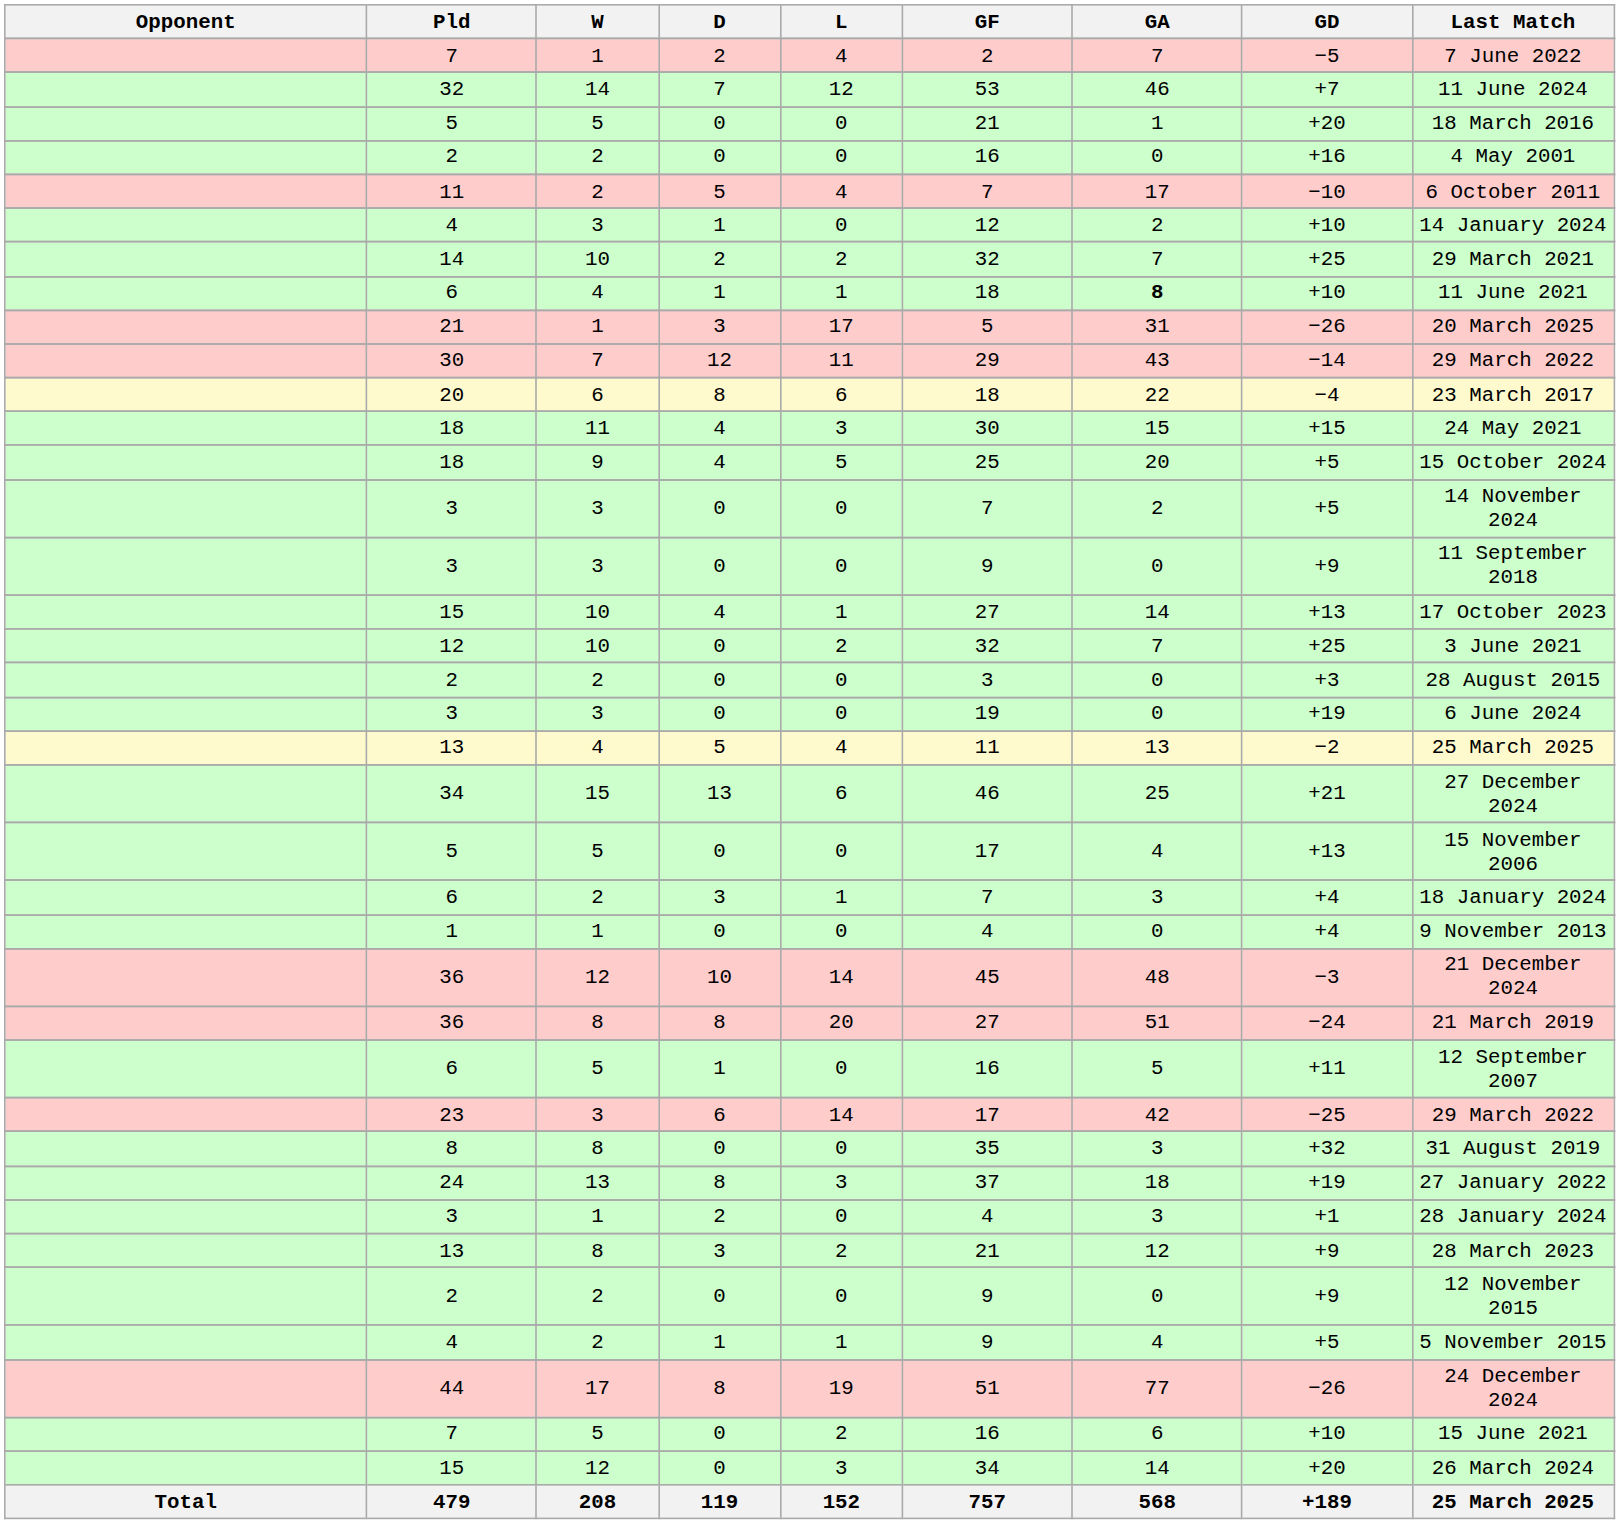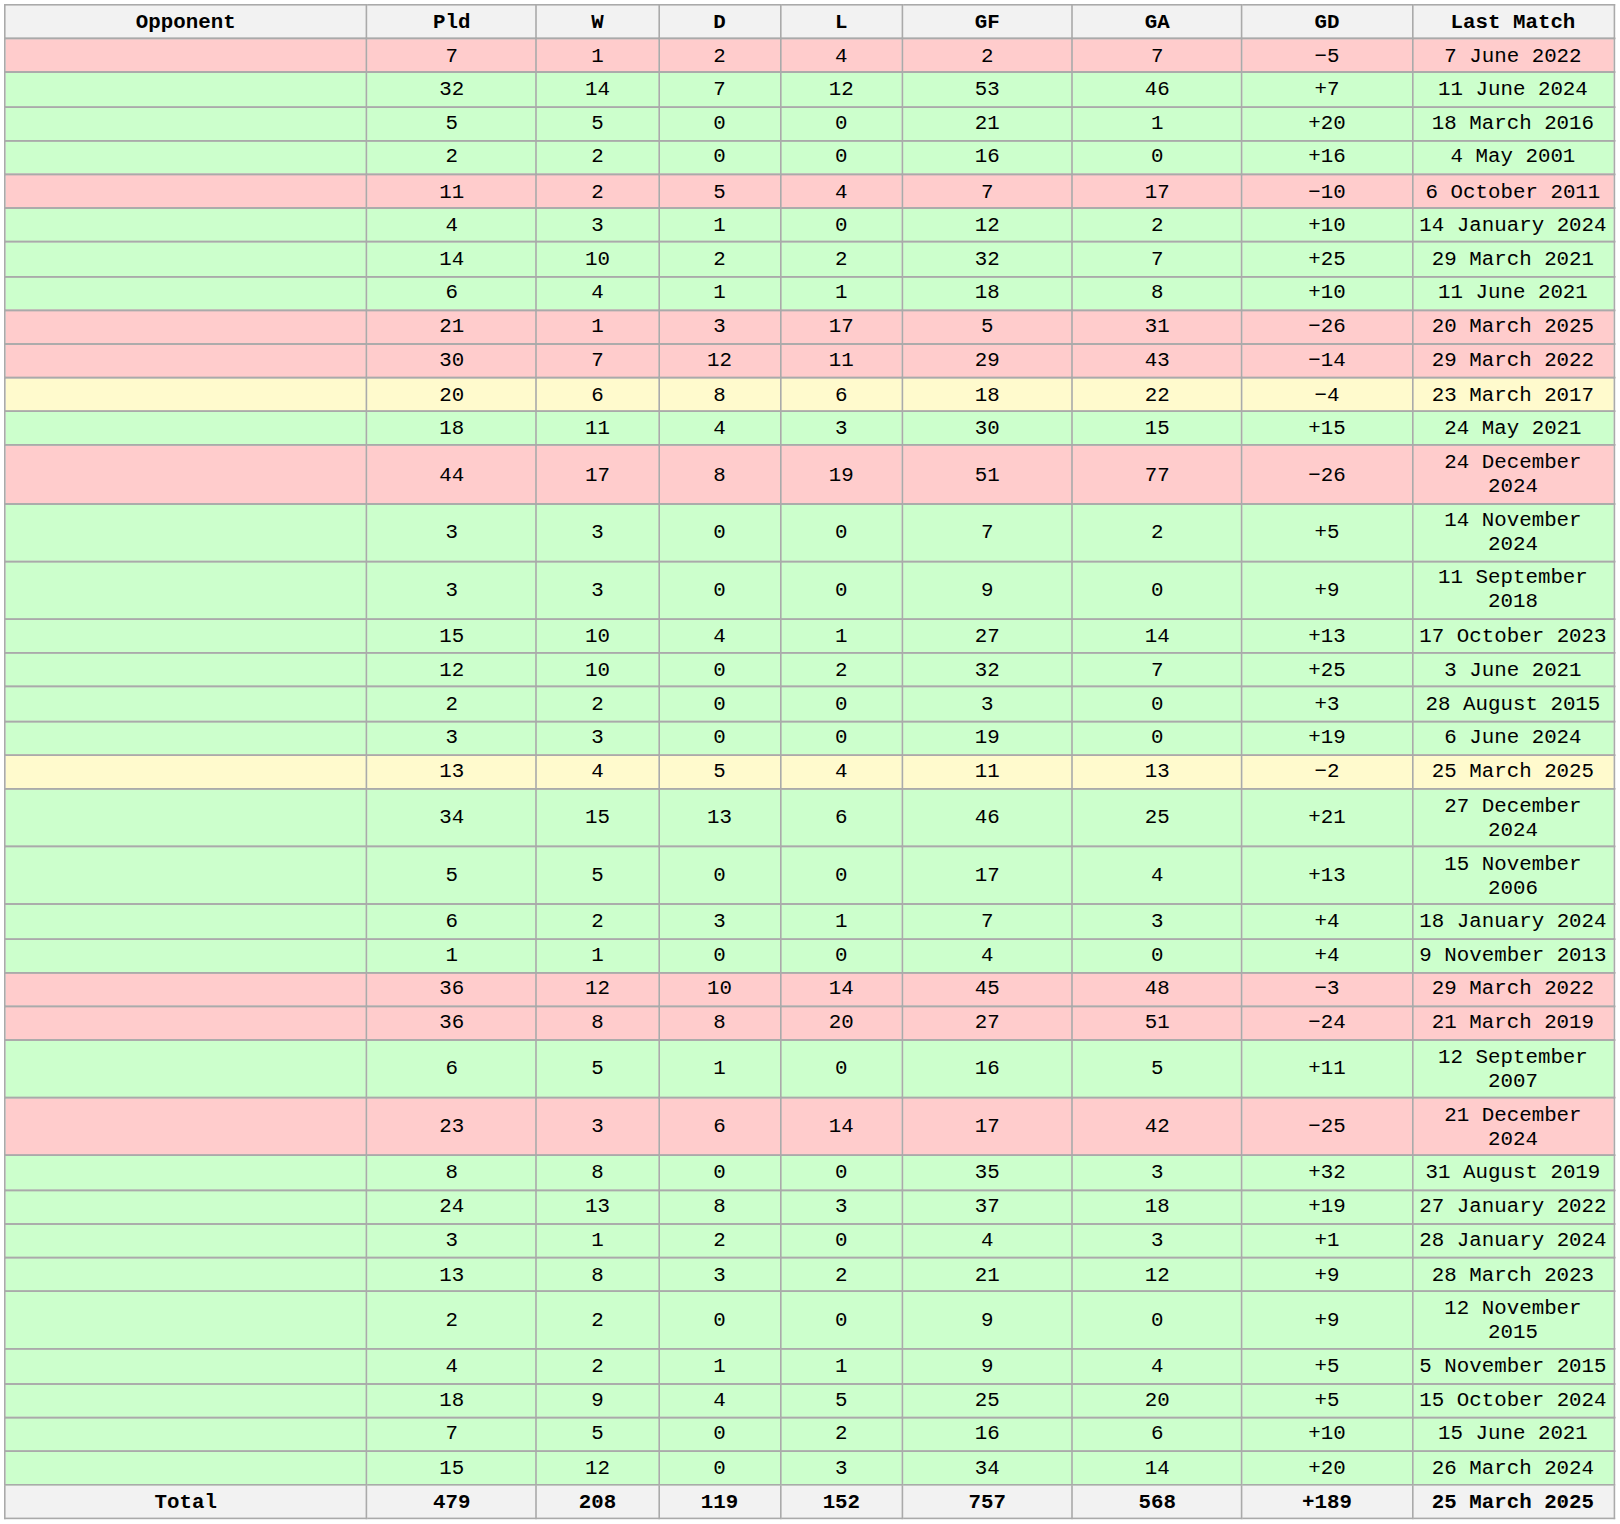(1157, 293) bold -> (1157, 293) normal
rows swapped: (452, 1388) <-> (452, 462)
(1513, 977) 21 December 2024 -> (1513, 989) 29 March 2022
(1513, 1115) 29 March 2022 -> (1513, 1127) 21 December 2024
